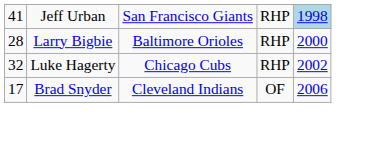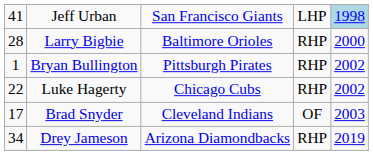(275, 16) RHP -> (312, 16) LHP
+ row: (84, 65)
(16, 65) 32 -> (16, 89) 22
(312, 89) 2006 -> (349, 114) 2003
+ row: (84, 138)
